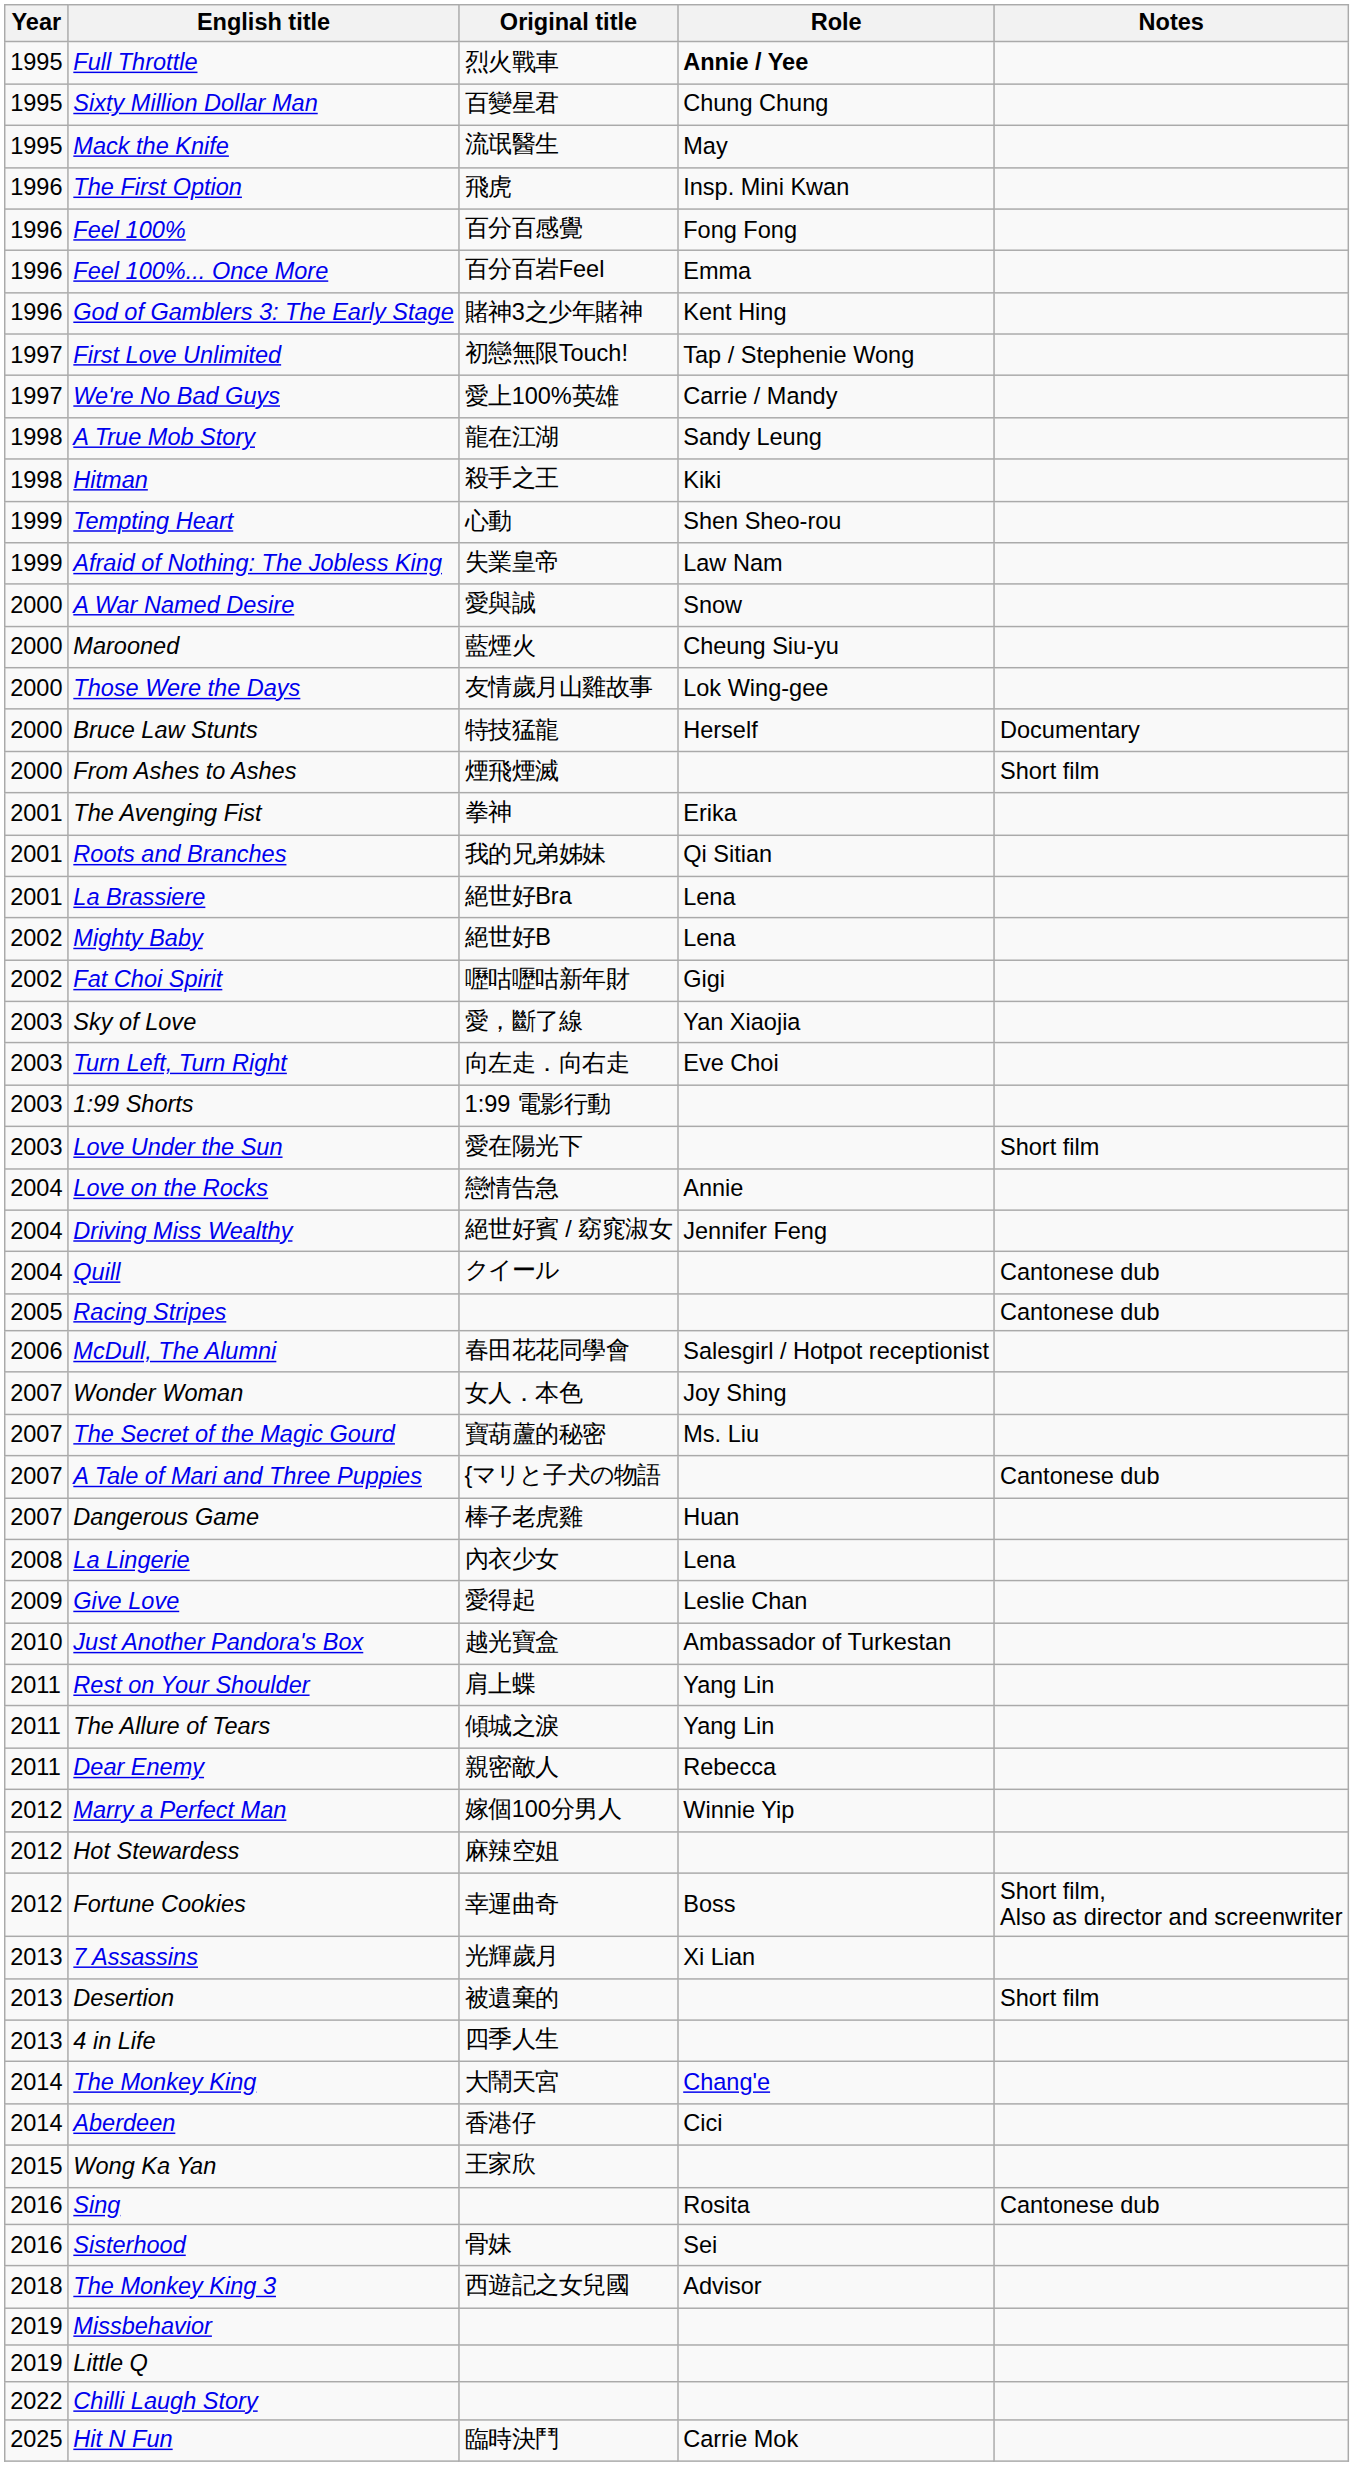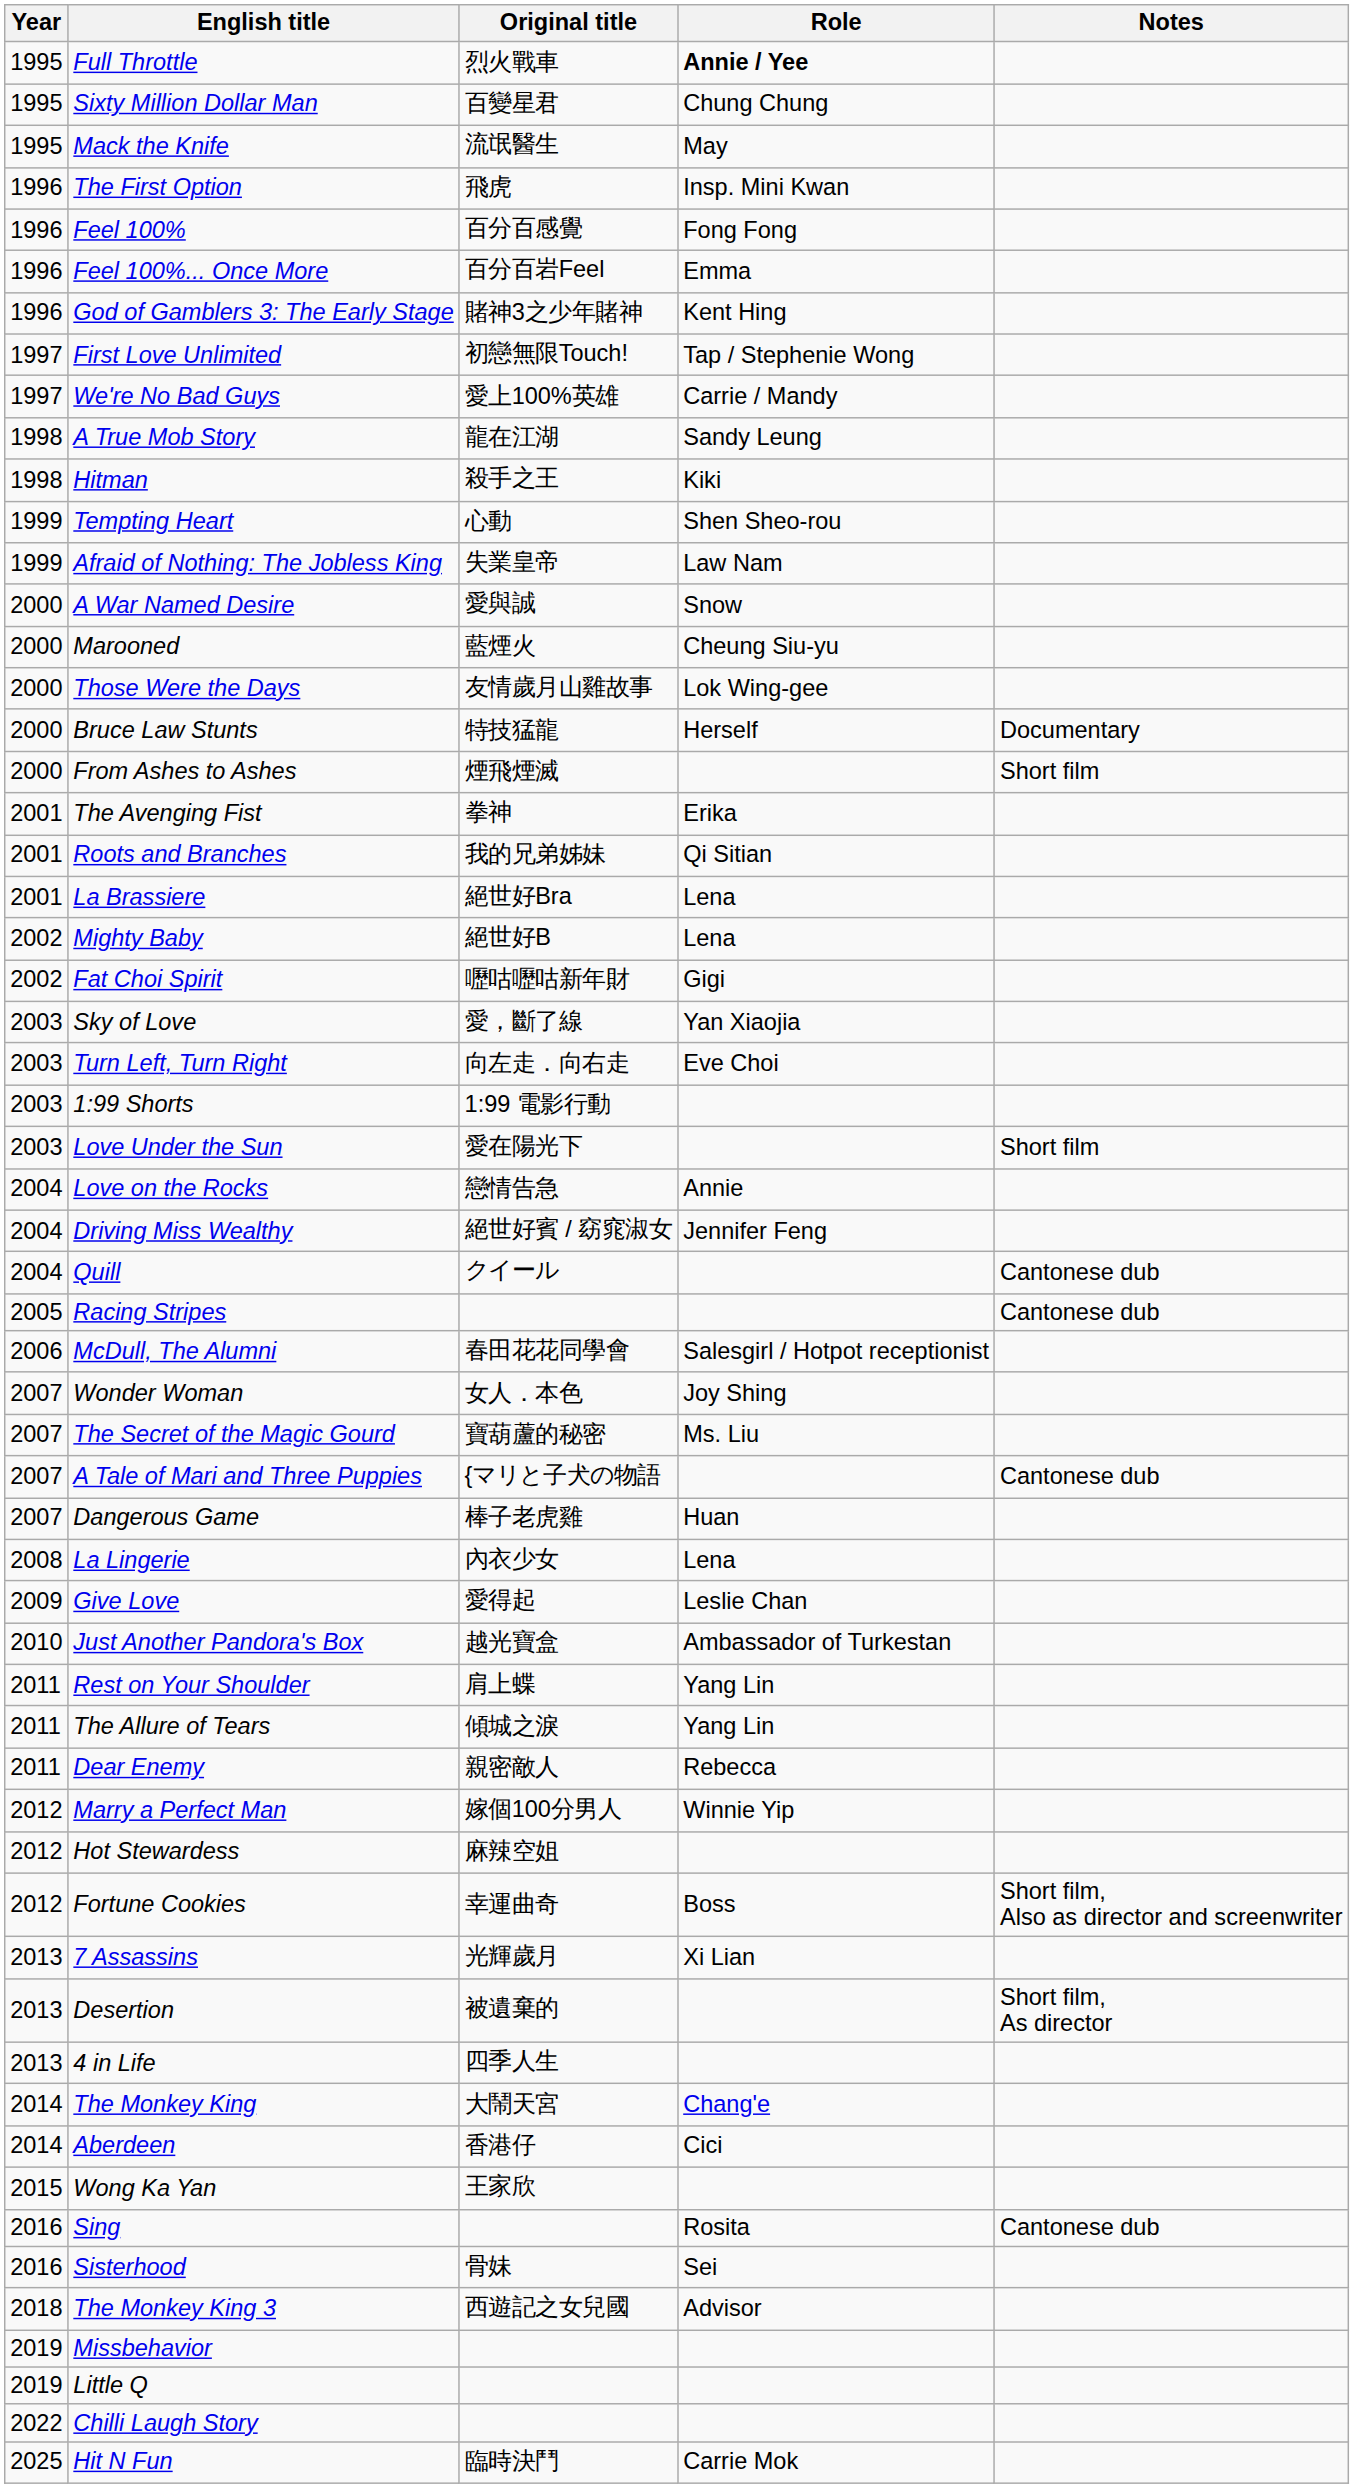(1050, 1999) Short film -> (1056, 2010) Short film, As director
